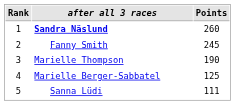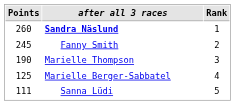columns swapped: (18, 13) <-> (212, 13)
